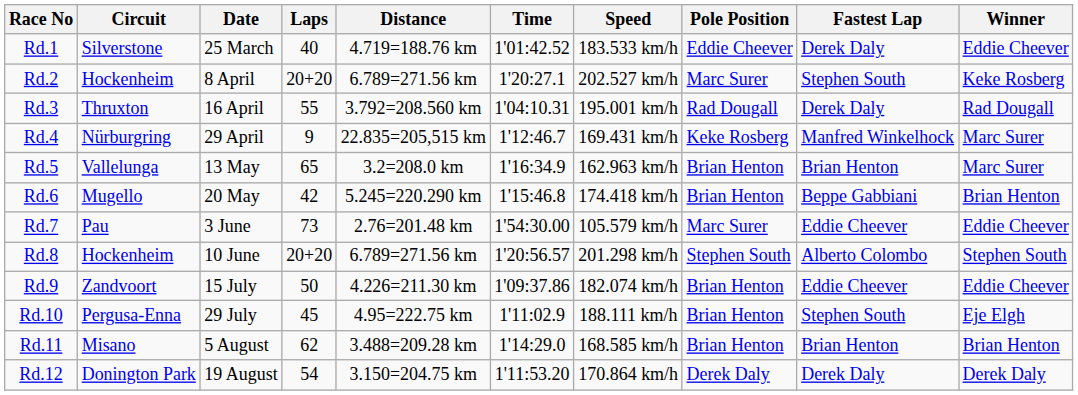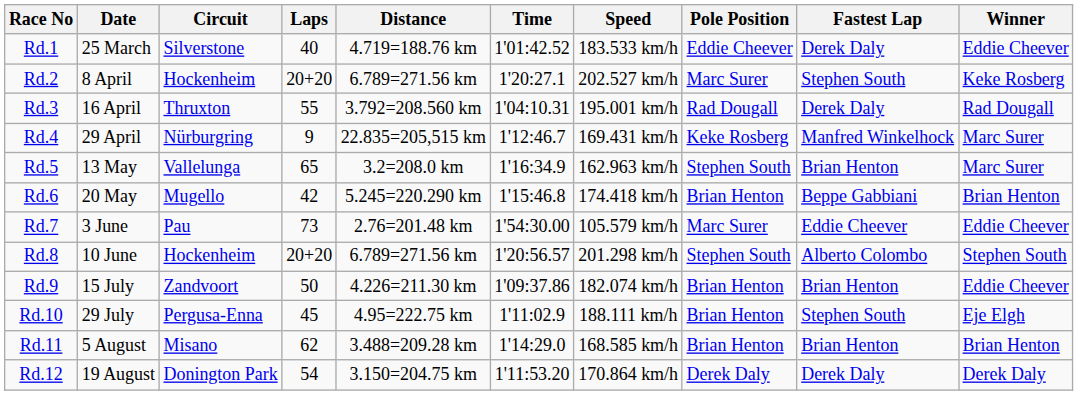columns swapped: (139, 18) <-> (241, 18)
(735, 166) Brian Henton -> (739, 166) Stephen South
(854, 285) Eddie Cheever -> (850, 285) Brian Henton
